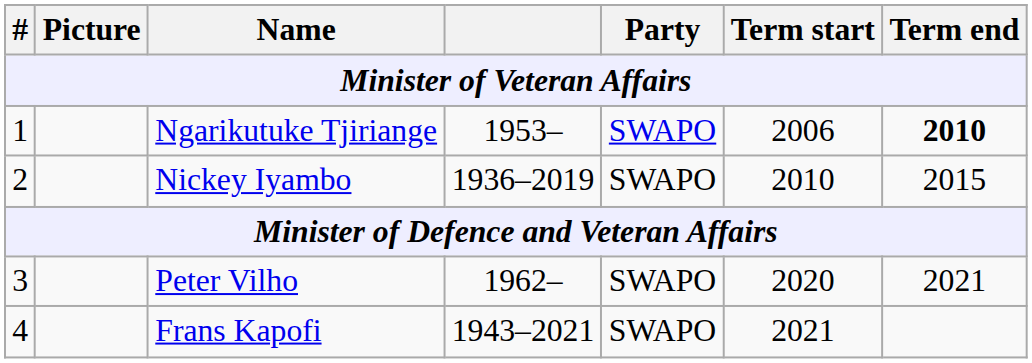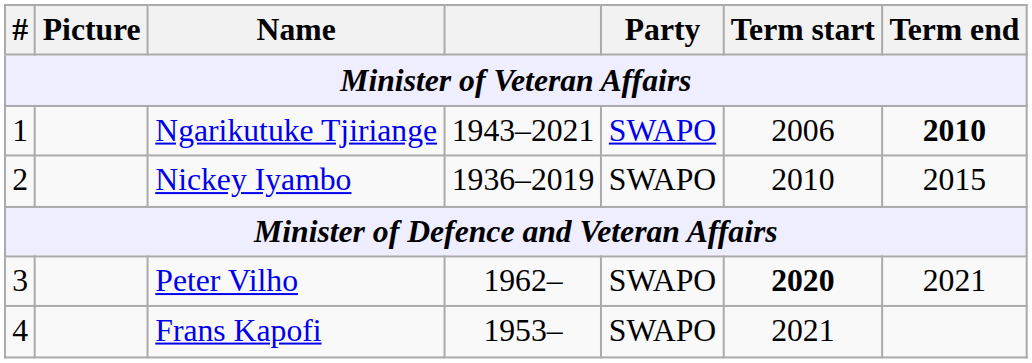(523, 130) 1953– -> (523, 130) 1943–2021
(803, 280) normal -> (803, 280) bold
(523, 331) 1943–2021 -> (523, 331) 1953–
